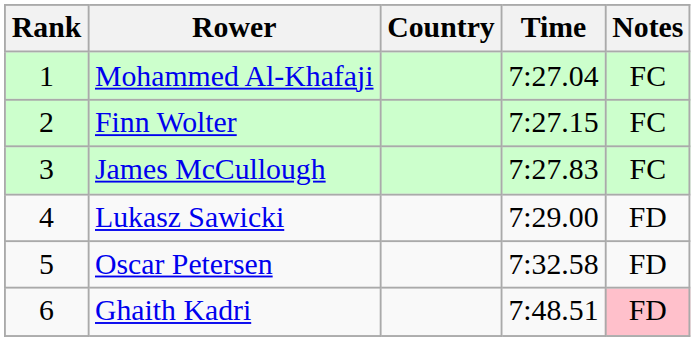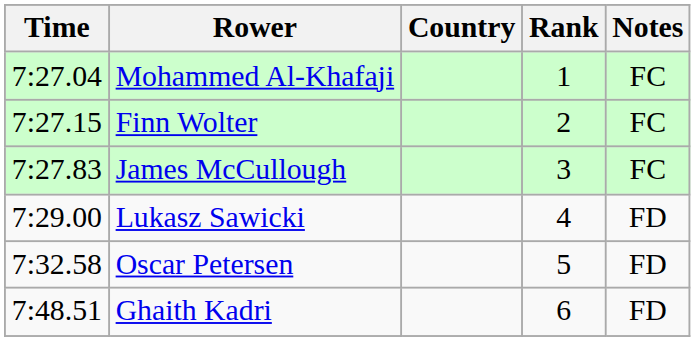columns swapped: (47, 28) <-> (553, 28)
(648, 311) pink background -> (648, 311) no background
